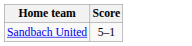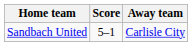+ column: (155, 13)
